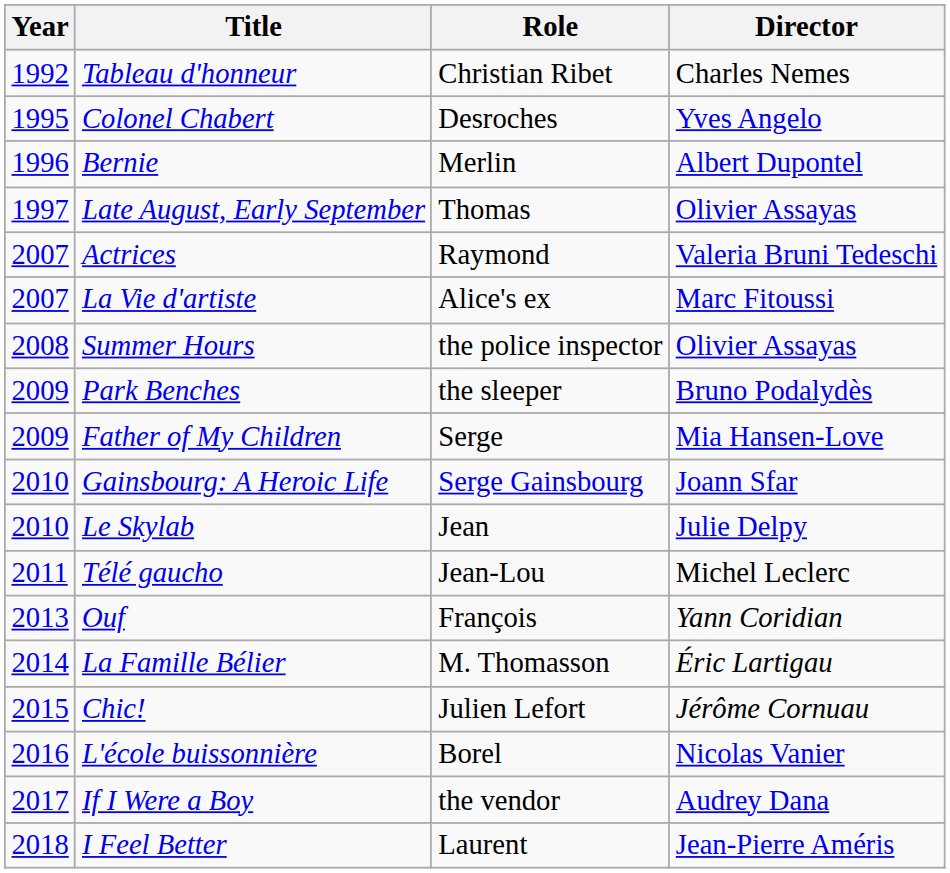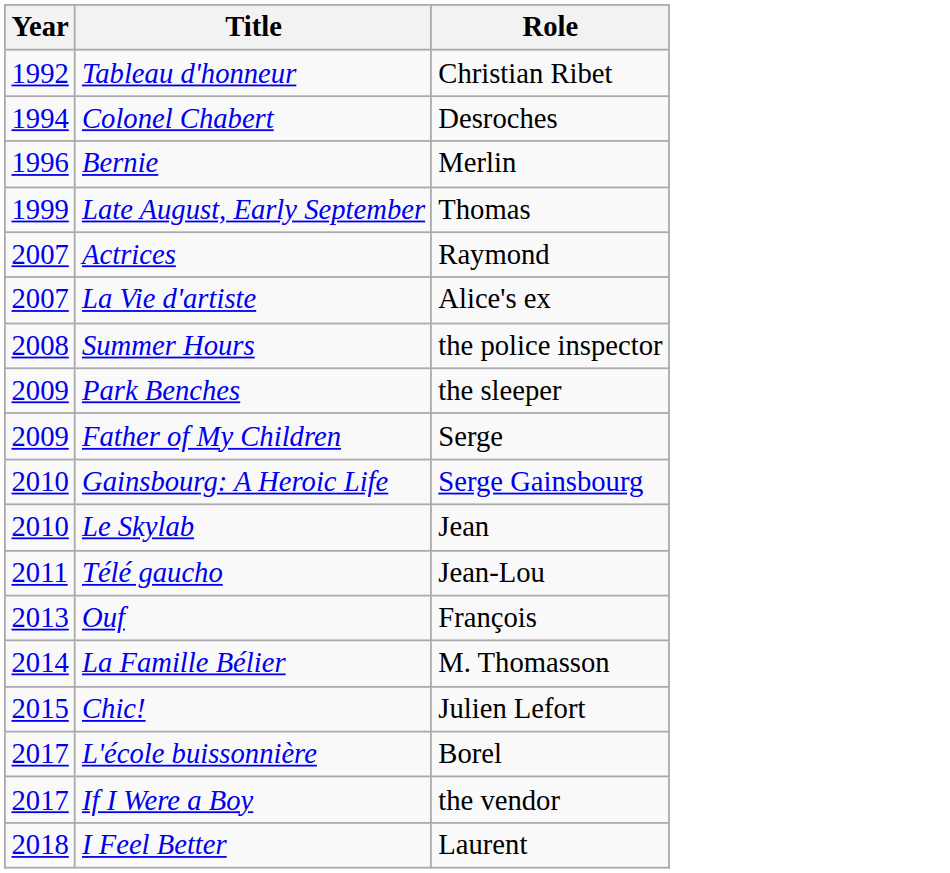- column: (807, 27)
(40, 118) 1995 -> (40, 118) 1994
(40, 208) 1997 -> (40, 208) 1999
(40, 753) 2016 -> (40, 753) 2017
